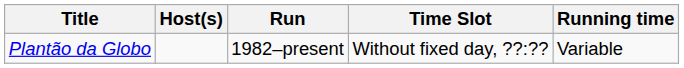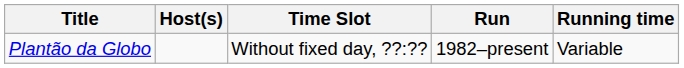columns swapped: (450, 19) <-> (288, 19)
